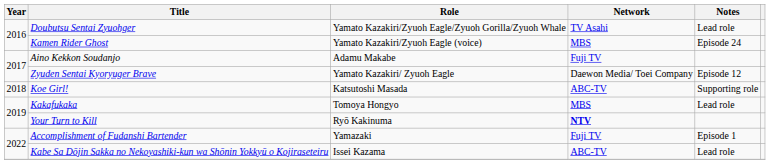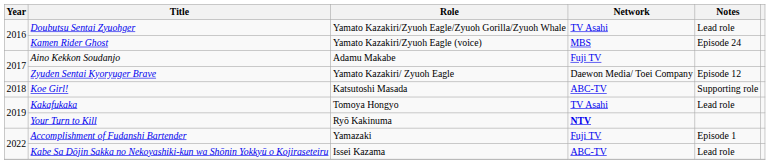(581, 105) MBS -> (589, 105) TV Asahi
